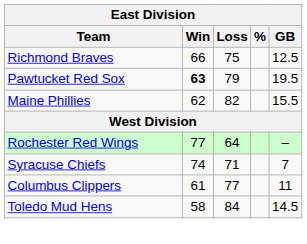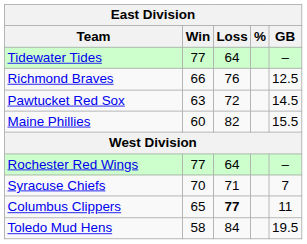+ row: (55, 57)
(232, 57) 75 -> (232, 79) 76
(198, 79) bold -> (198, 100) normal
(232, 79) 79 -> (232, 100) 72
(285, 79) 19.5 -> (285, 100) 14.5
(198, 100) 62 -> (198, 121) 60
(198, 164) 74 -> (198, 185) 70
(198, 185) 61 -> (198, 206) 65
(232, 185) normal -> (232, 206) bold
(285, 206) 14.5 -> (285, 228) 19.5
